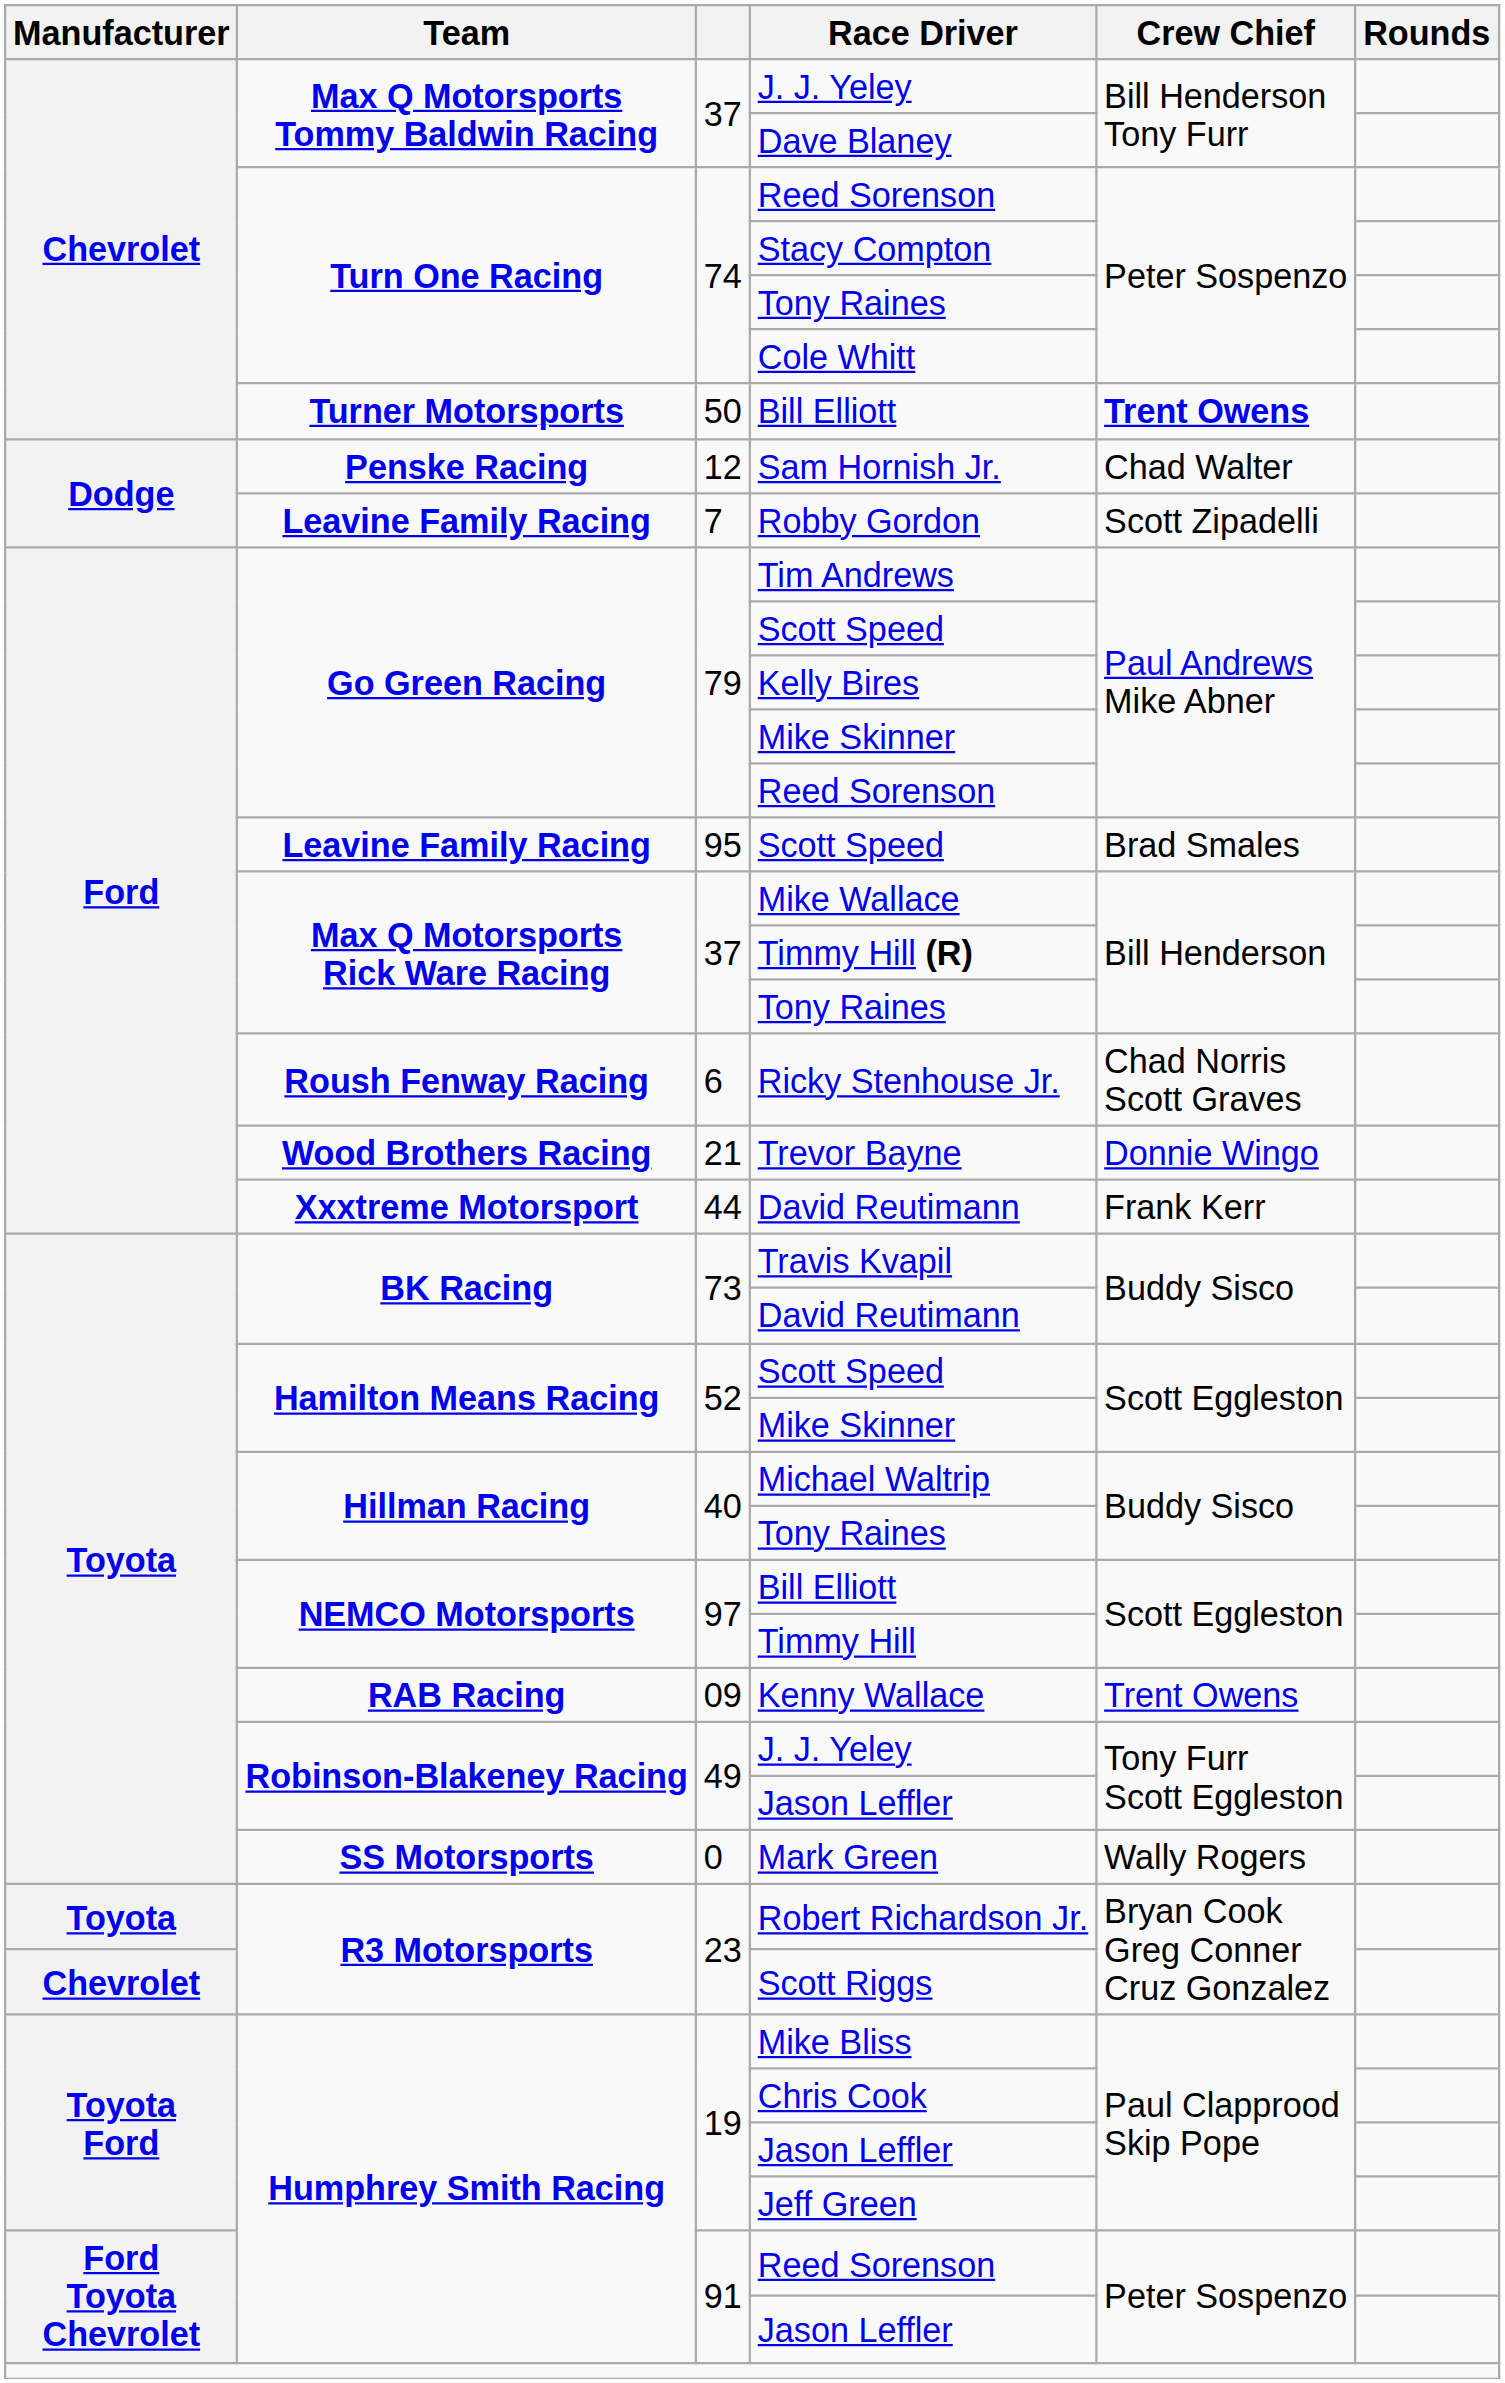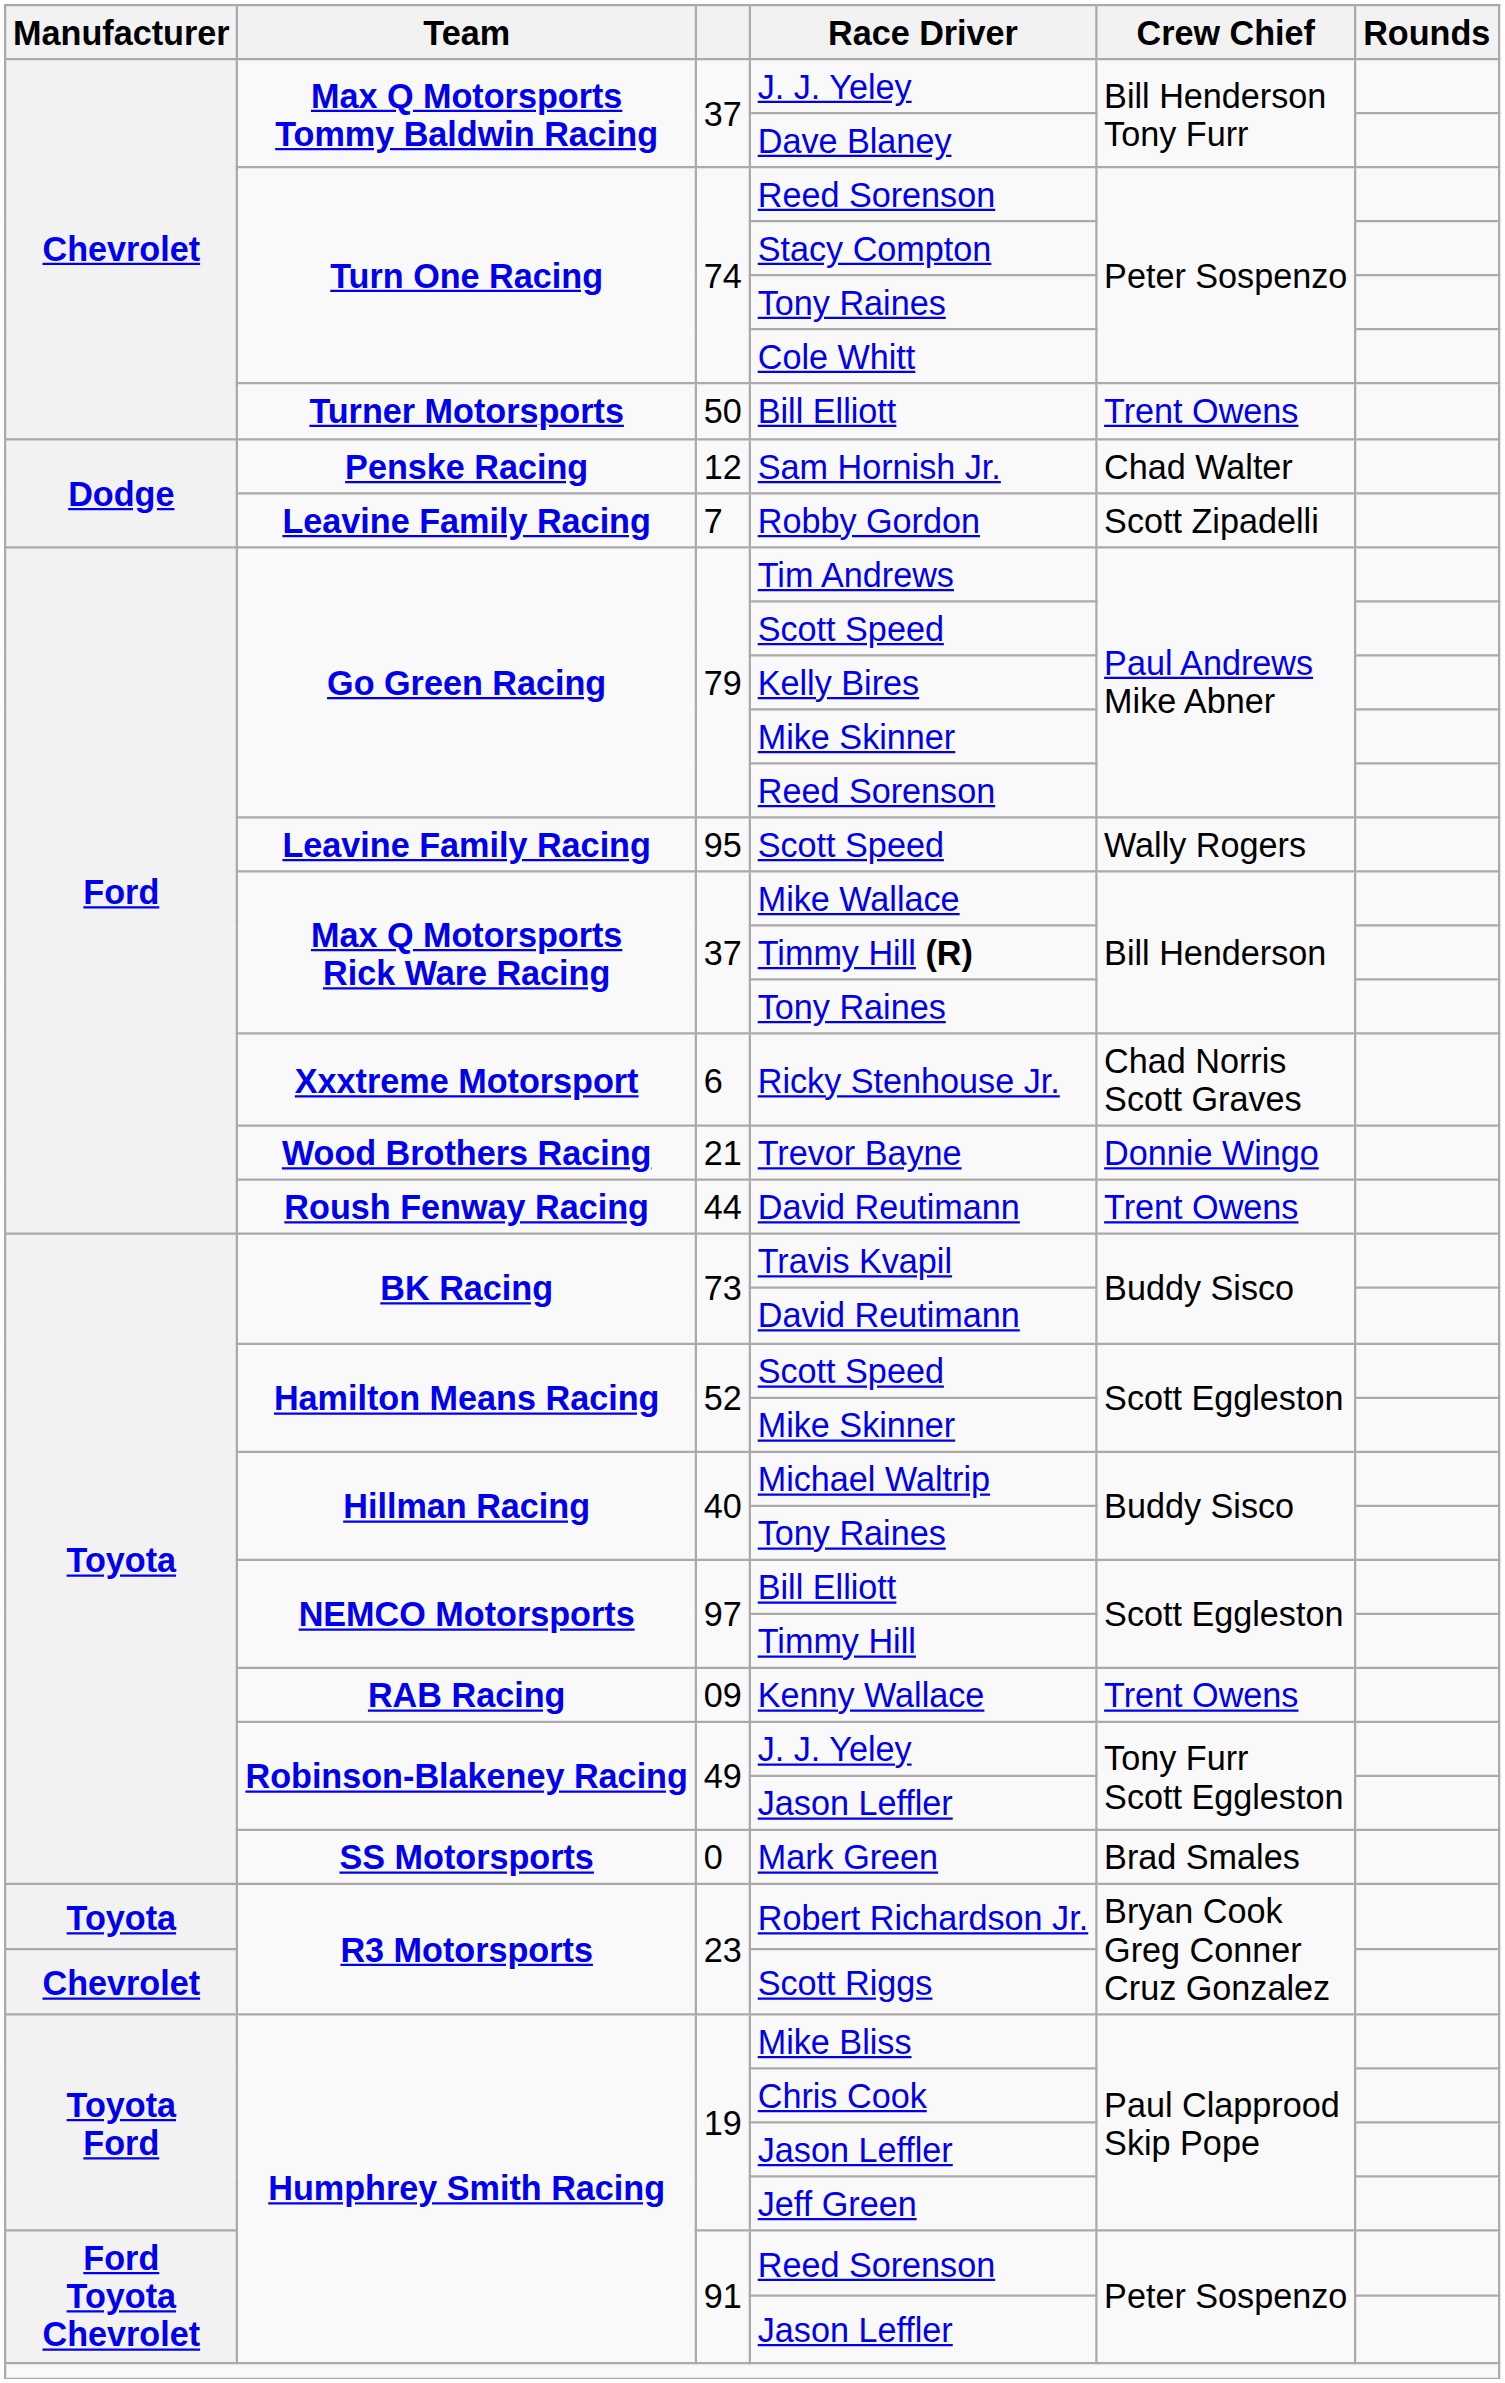(1207, 411) bold -> (1201, 411) normal
(1202, 844) Brad Smales -> (1205, 844) Wally Rogers
(467, 1080) Roush Fenway Racing -> (467, 1080) Xxxtreme Motorsport
(467, 1208) Xxxtreme Motorsport -> (467, 1208) Roush Fenway Racing
(1185, 1208) Frank Kerr -> (1201, 1208) Trent Owens
(1205, 1857) Wally Rogers -> (1202, 1857) Brad Smales
